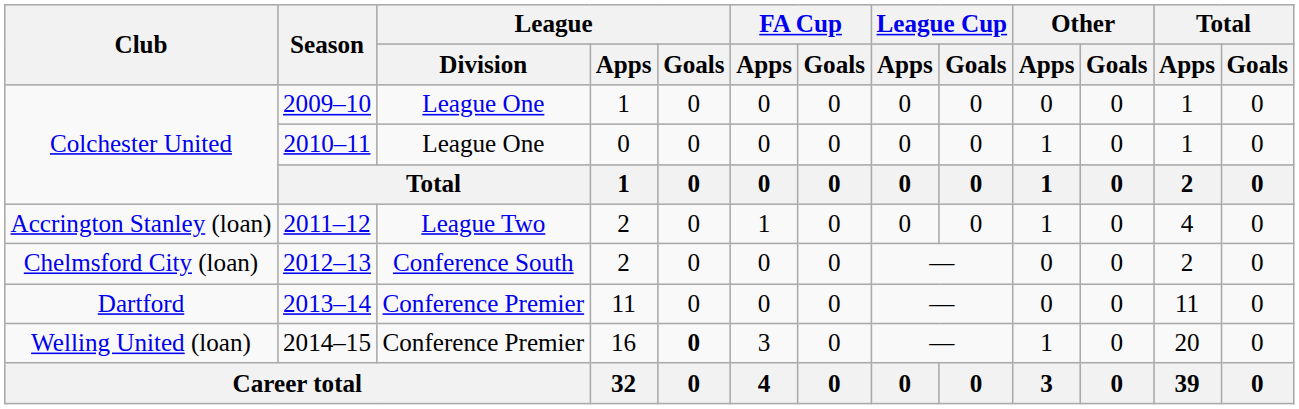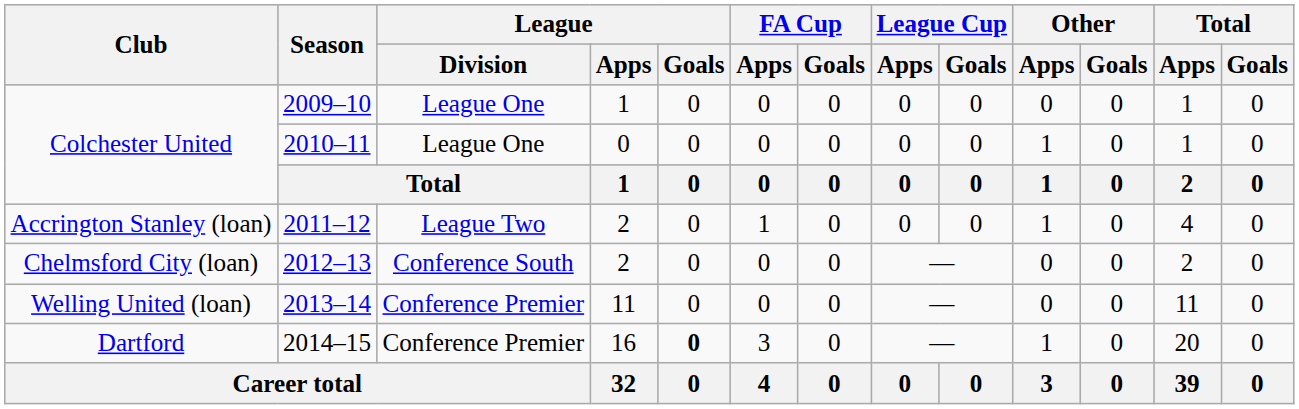(141, 303) Dartford -> (141, 303) Welling United (loan)
(141, 343) Welling United (loan) -> (141, 343) Dartford
